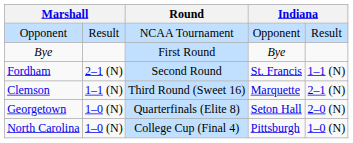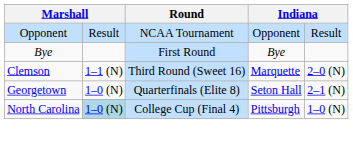- row: (29, 71)
(326, 90) 2–1 (N) -> (326, 71) 2–0 (N)
(326, 109) 2–0 (N) -> (326, 90) 2–1 (N)
(104, 128) no background -> (104, 109) lightblue background
